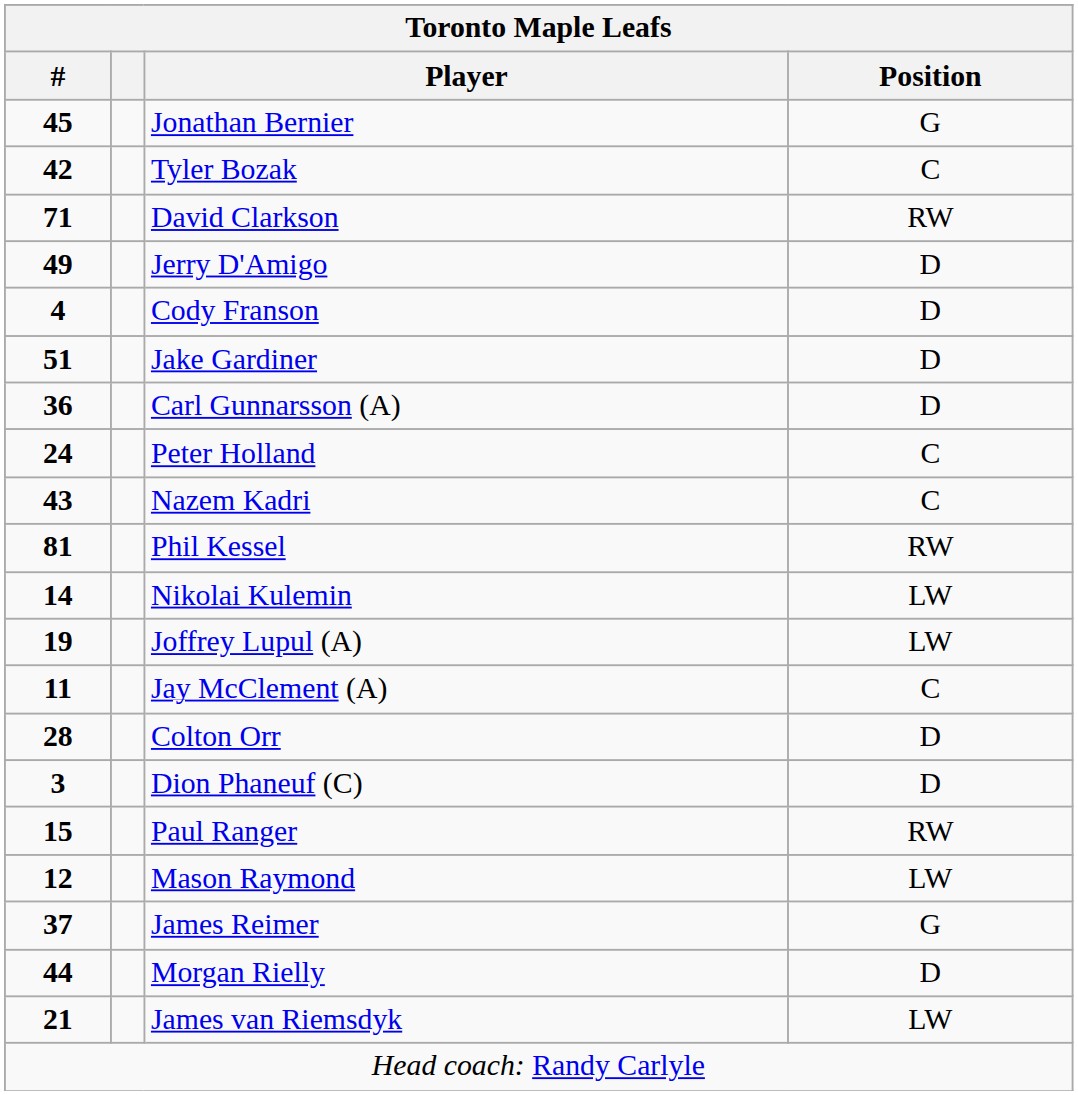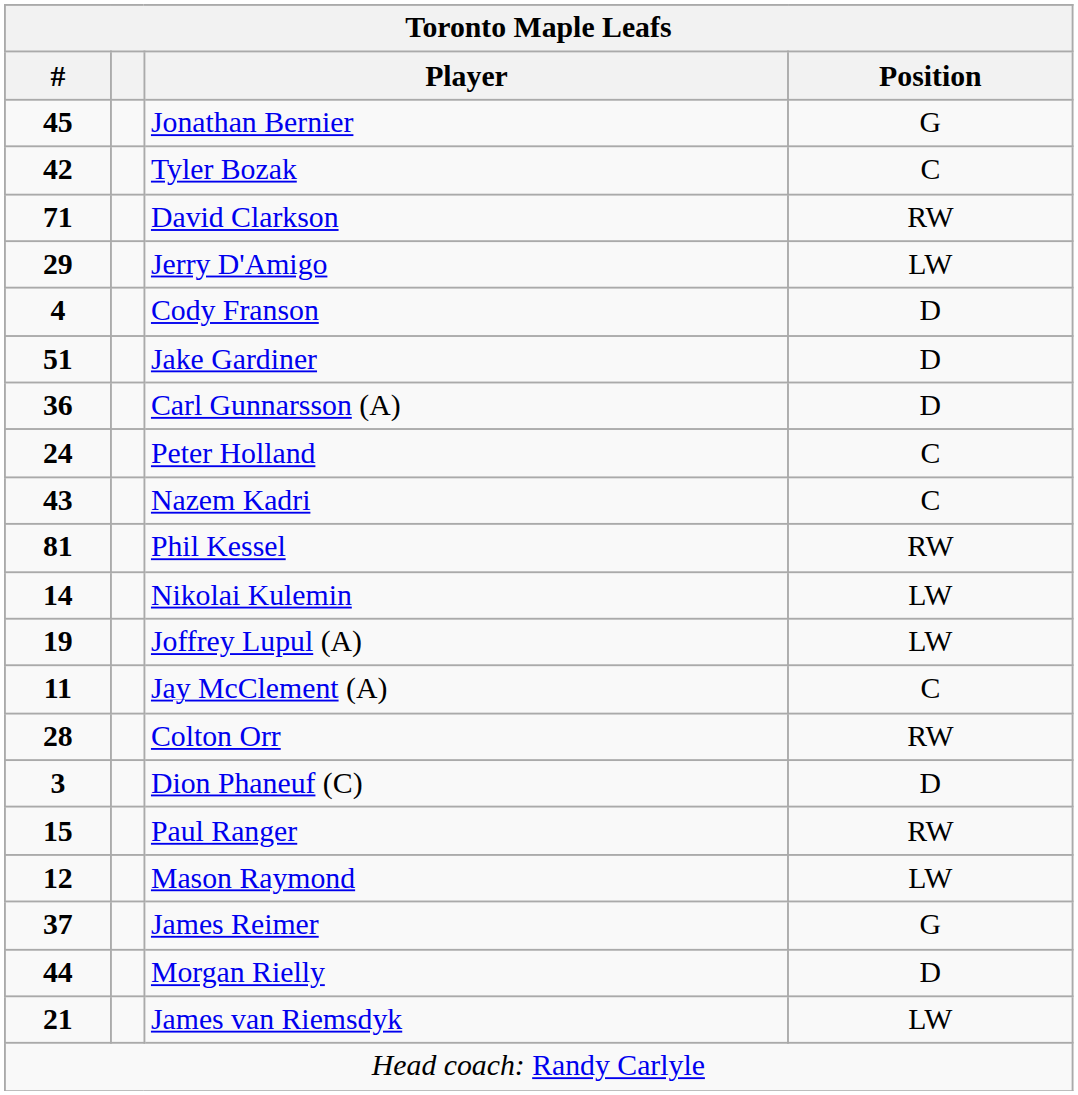(58, 264) 49 -> (58, 264) 29
(930, 264) D -> (930, 264) LW
(930, 736) D -> (930, 736) RW
